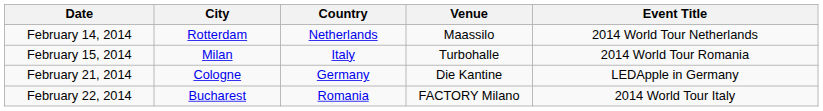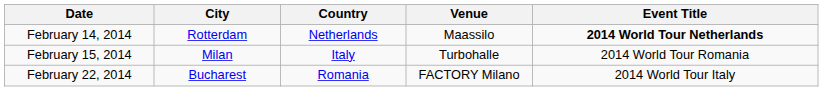(675, 34) normal -> (675, 34) bold
- row: (79, 75)
